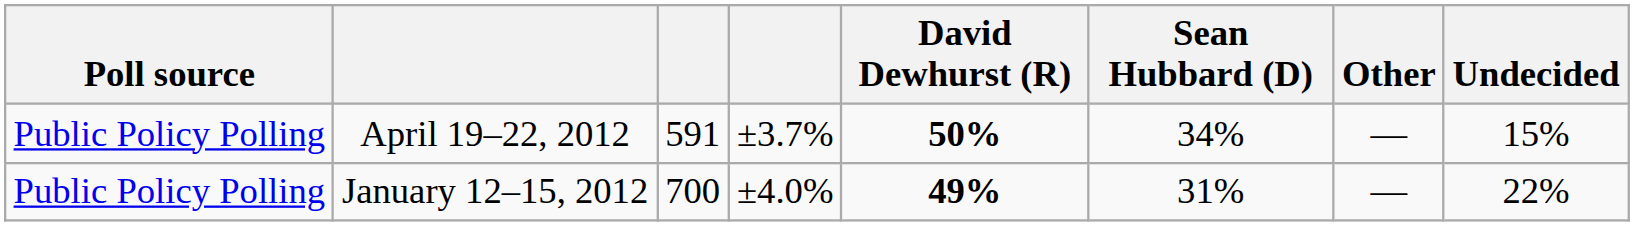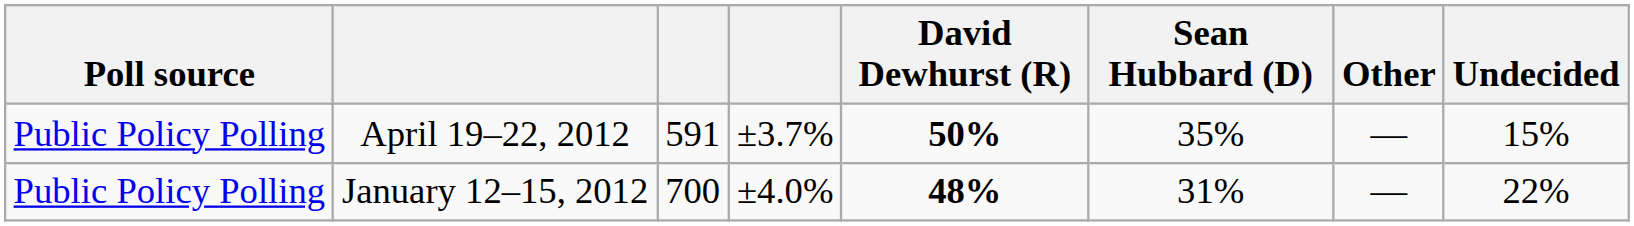(1211, 132) 34% -> (1211, 132) 35%
(965, 190) 49% -> (965, 190) 48%
